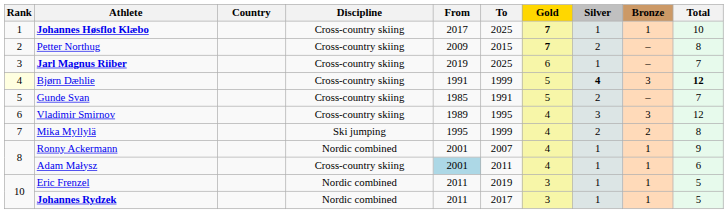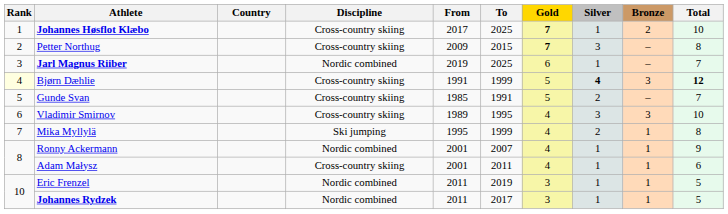(648, 30) 1 -> (648, 30) 2
(598, 47) 2 -> (598, 47) 3
(359, 64) Cross-country skiing -> (359, 64) Nordic combined
(698, 115) 12 -> (698, 115) 10
(648, 132) 2 -> (648, 132) 1
(457, 166) lightblue background -> (457, 166) no background
